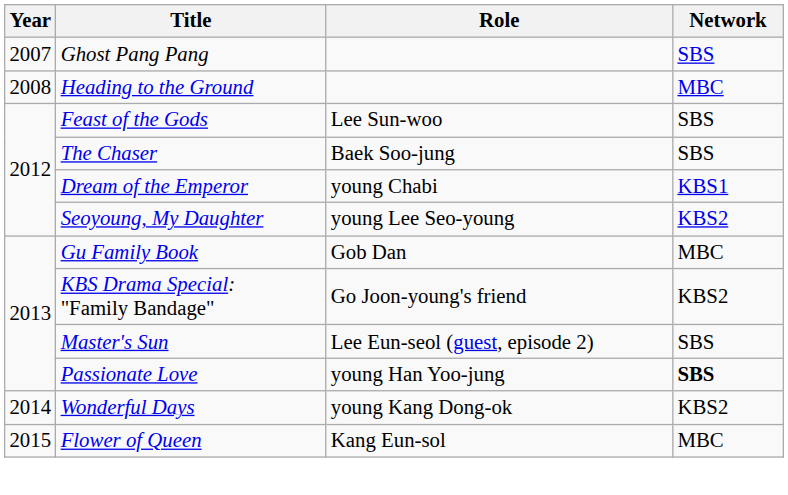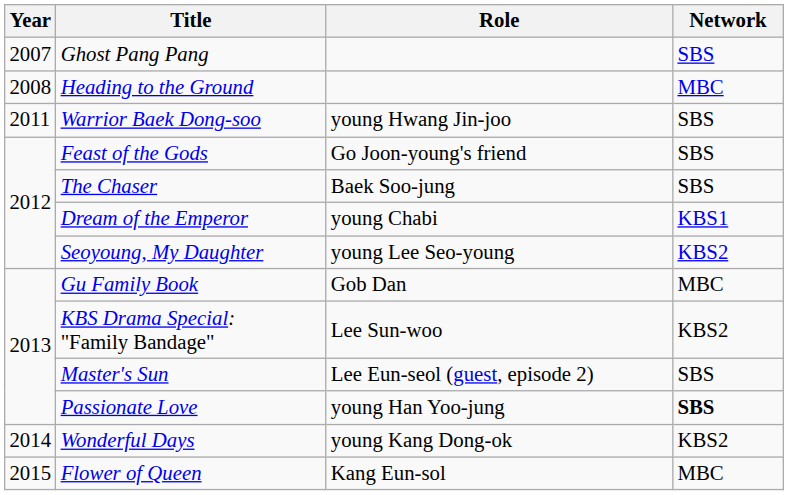+ row: (161, 119)
(387, 119) Lee Sun-woo -> (429, 152) Go Joon-young's friend
(429, 296) Go Joon-young's friend -> (387, 329) Lee Sun-woo
